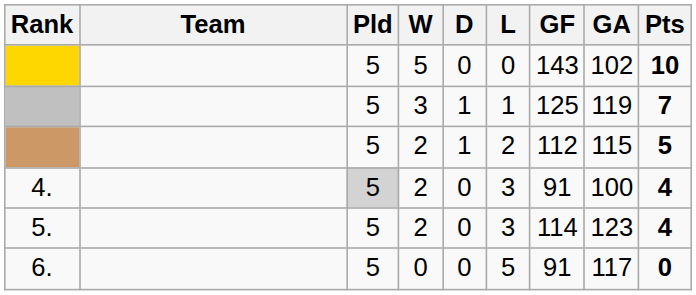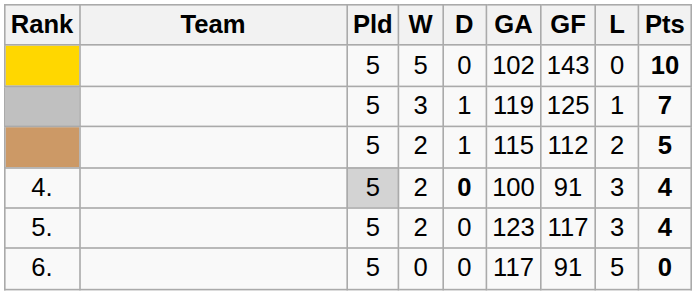columns swapped: (508, 24) <-> (612, 24)
(464, 187) normal -> (464, 187) bold
(557, 227) 114 -> (568, 227) 117
